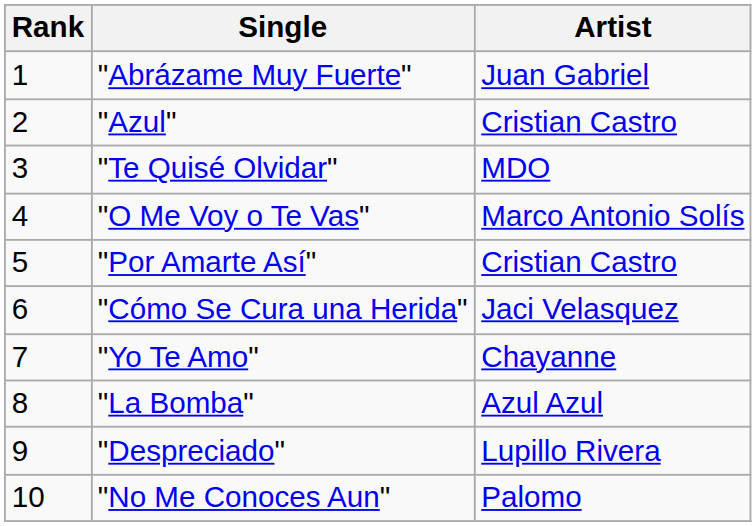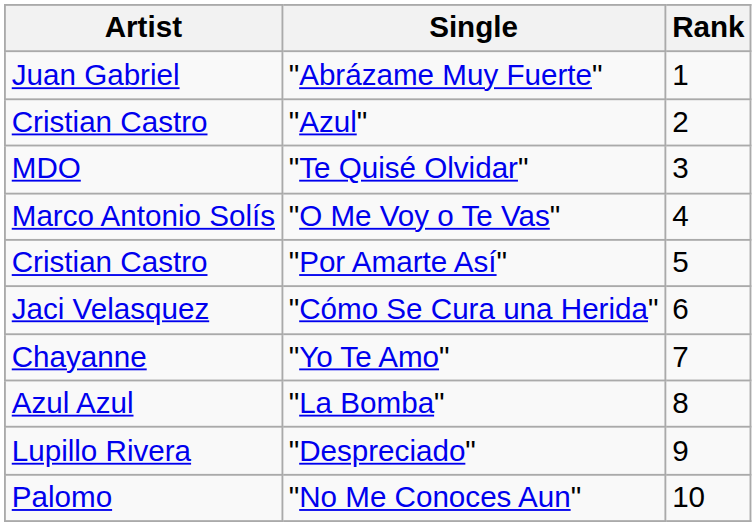columns swapped: (48, 27) <-> (613, 27)
